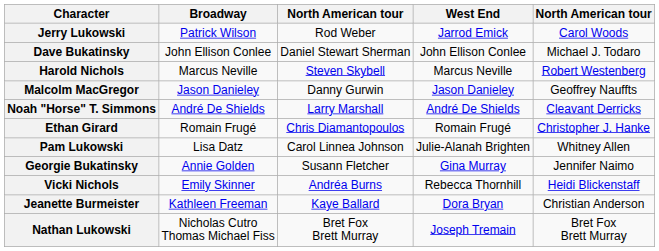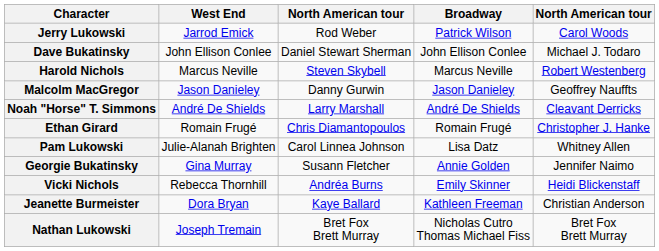columns swapped: (218, 14) <-> (473, 14)
